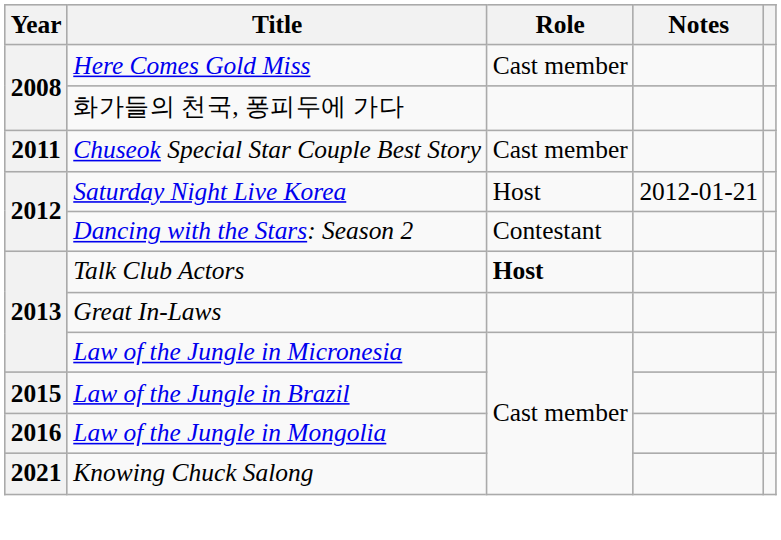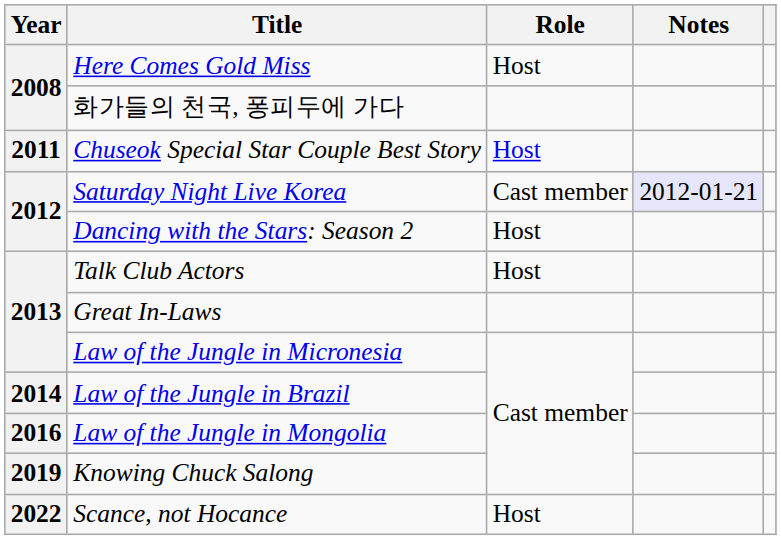(560, 65) Cast member -> (517, 65) Host
(560, 150) Cast member -> (517, 150) Host
(517, 190) Host -> (560, 190) Cast member
(699, 190) no background -> (699, 190) lavender background
(547, 231) Contestant -> (517, 231) Host
(518, 271) bold -> (517, 271) normal
(36, 392) 2015 -> (36, 392) 2014
(36, 473) 2021 -> (36, 473) 2019
+ row: (180, 513)
